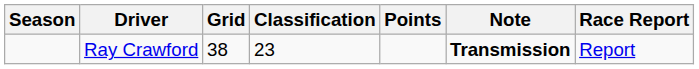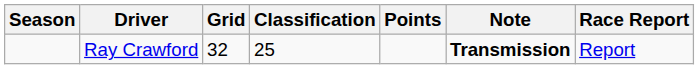(217, 49) 38 -> (217, 49) 32
(264, 49) 23 -> (264, 49) 25
